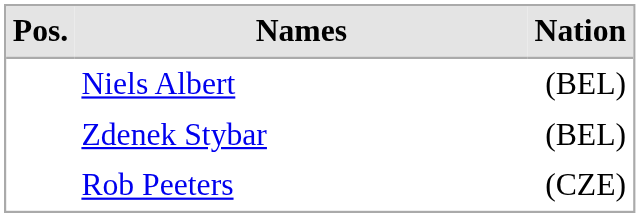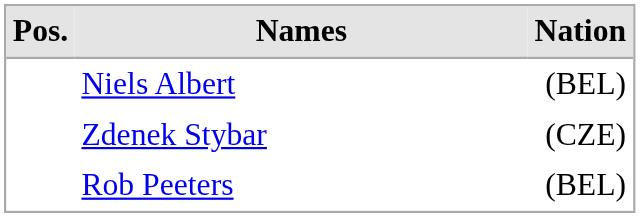(586, 134) (BEL) -> (586, 134) (CZE)
(586, 184) (CZE) -> (586, 184) (BEL)
